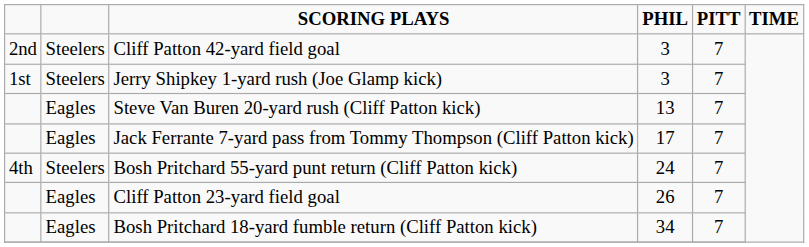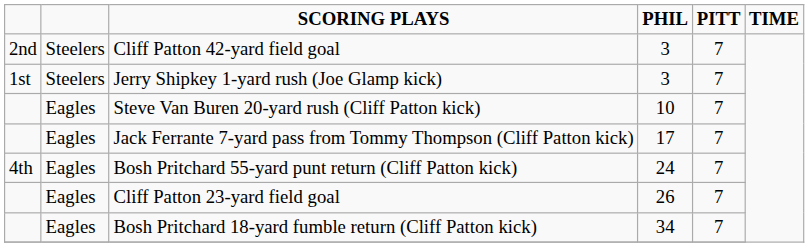(665, 108) 13 -> (665, 108) 10
(75, 167) Steelers -> (71, 167) Eagles
